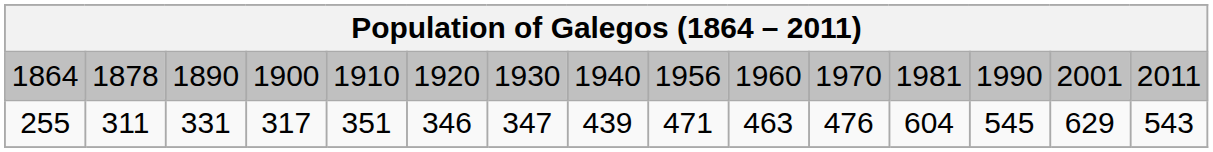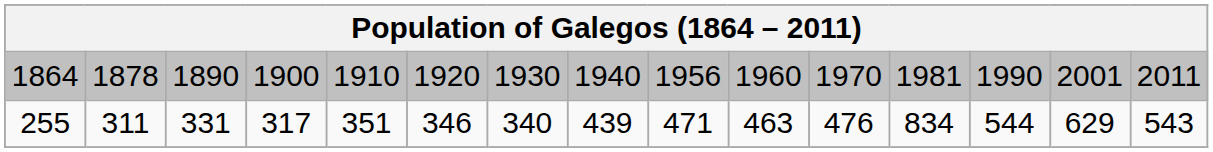(527, 123) 347 -> (527, 123) 340
(929, 123) 604 -> (929, 123) 834
(1009, 123) 545 -> (1009, 123) 544
